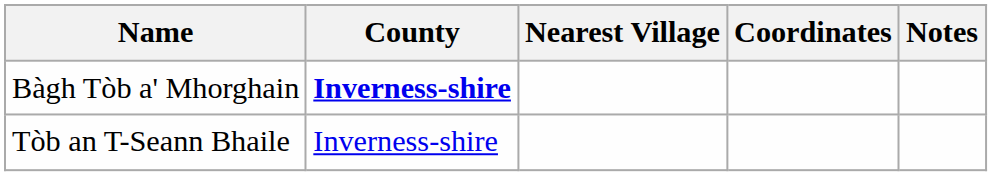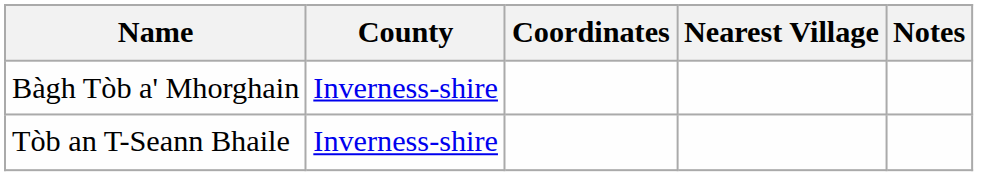columns swapped: (622, 31) <-> (813, 31)
(412, 86) bold -> (406, 86) normal
